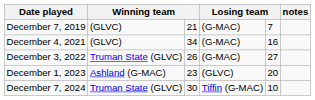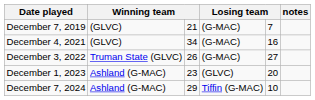(136, 88) Truman State (GLVC) -> (128, 88) Ashland (G-MAC)
(192, 88) 30 -> (192, 88) 29
